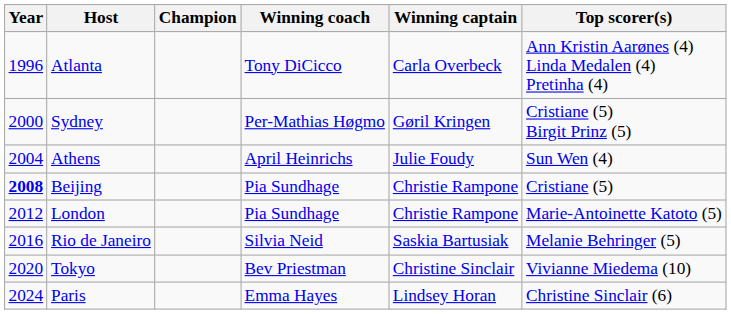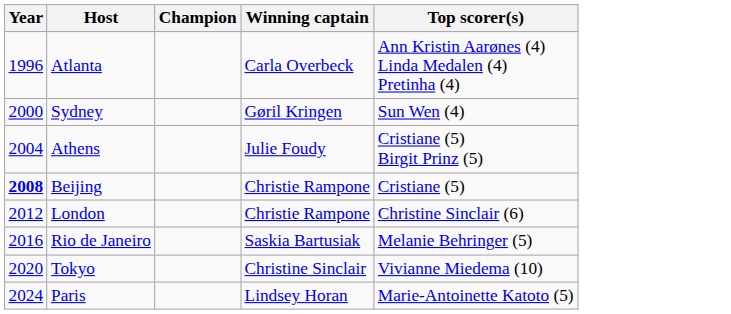- column: (315, 18)
(579, 121) Cristiane (5) Birgit Prinz (5) -> (421, 111) Sun Wen (4)
(569, 158) Sun Wen (4) -> (430, 149) Cristiane (5) Birgit Prinz (5)
(624, 213) Marie-Antoinette Katoto (5) -> (451, 213) Christine Sinclair (6)
(599, 295) Christine Sinclair (6) -> (476, 295) Marie-Antoinette Katoto (5)
